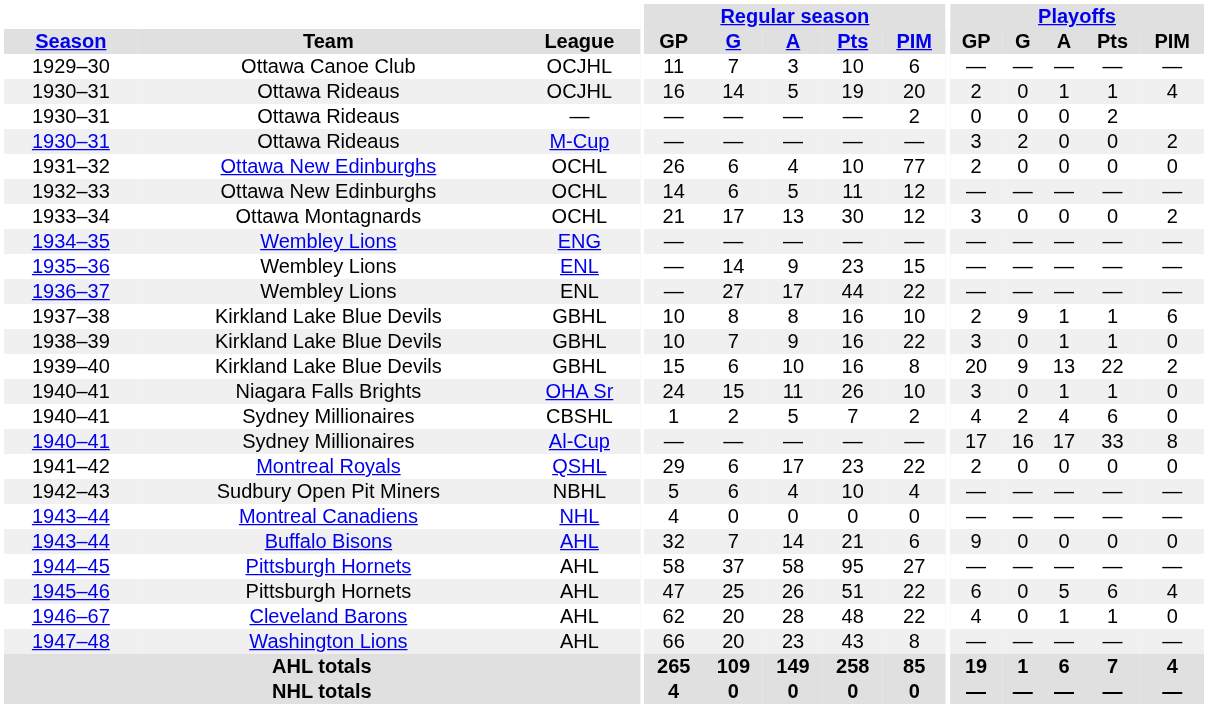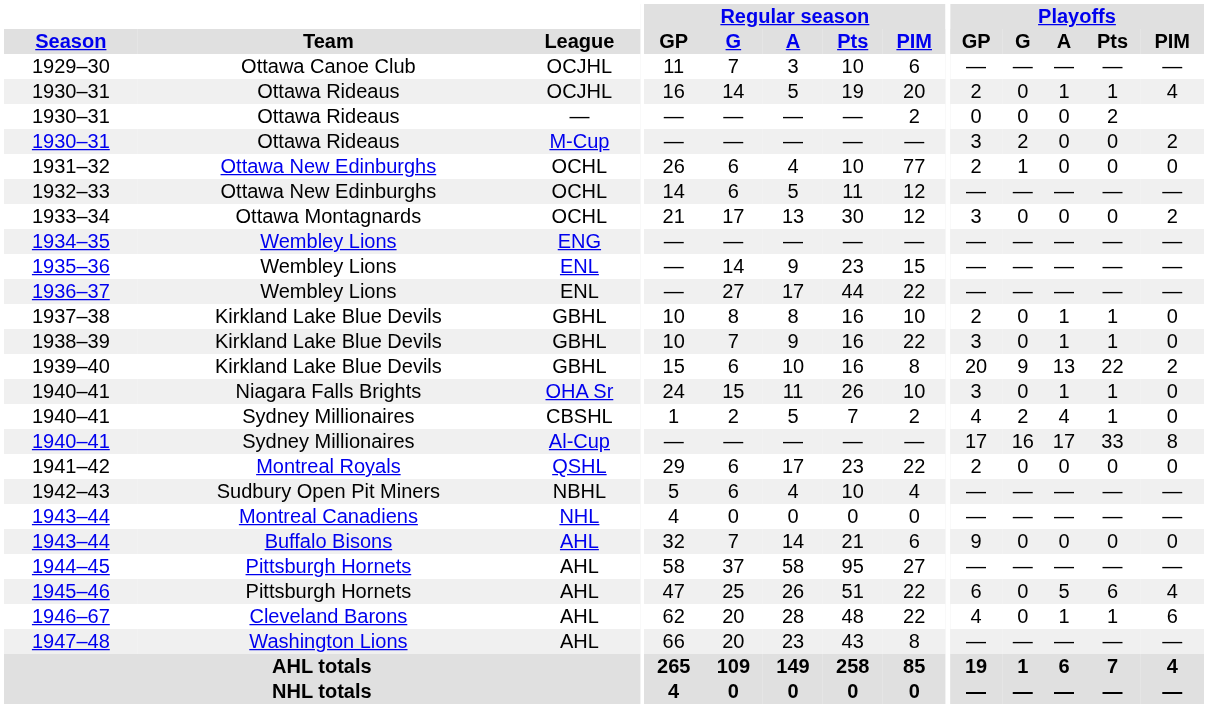(1023, 166) 0 -> (1023, 166) 1
(1023, 316) 9 -> (1023, 316) 0
(1172, 316) 6 -> (1172, 316) 0
(1112, 416) 6 -> (1112, 416) 1
(1172, 616) 0 -> (1172, 616) 6
